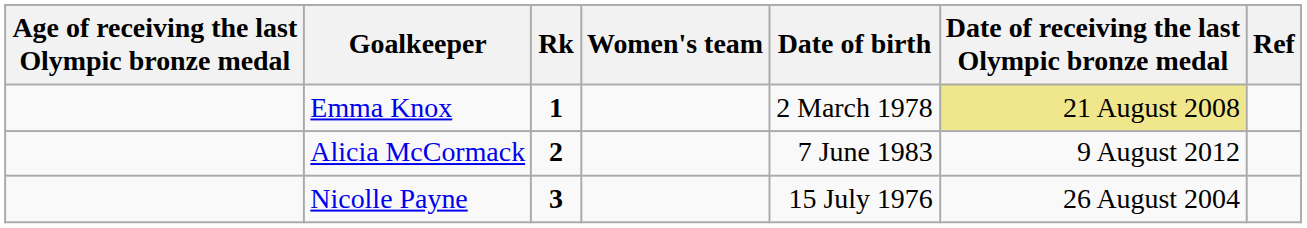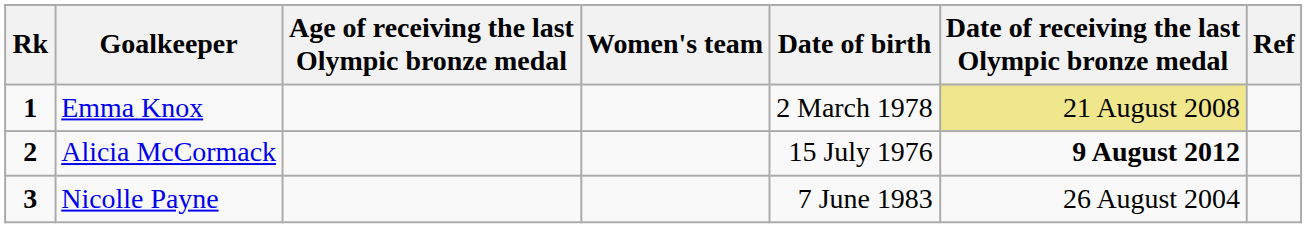columns swapped: (556, 44) <-> (155, 44)
(865, 153) 7 June 1983 -> (861, 153) 15 July 1976
(1158, 153) normal -> (1156, 153) bold
(861, 199) 15 July 1976 -> (865, 199) 7 June 1983
